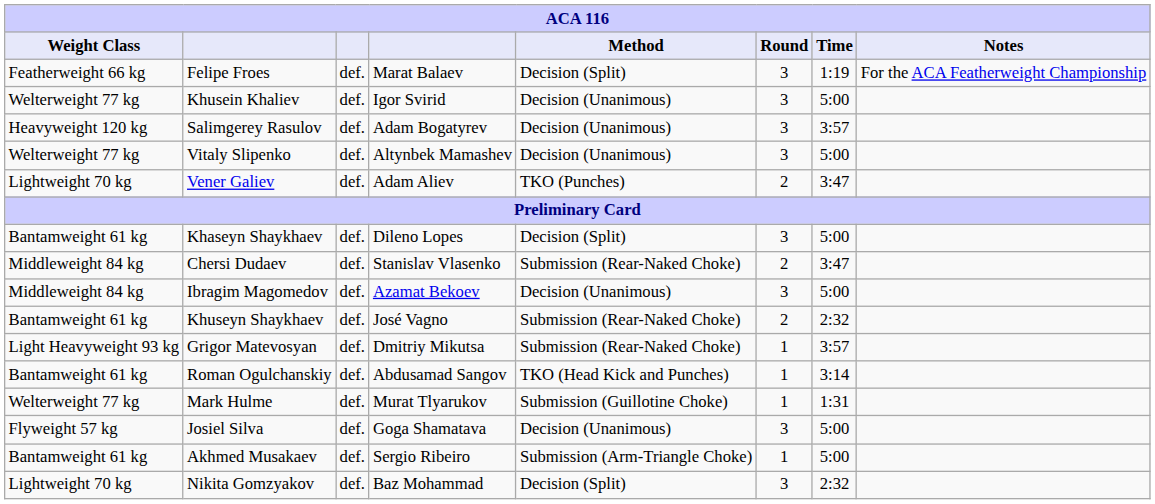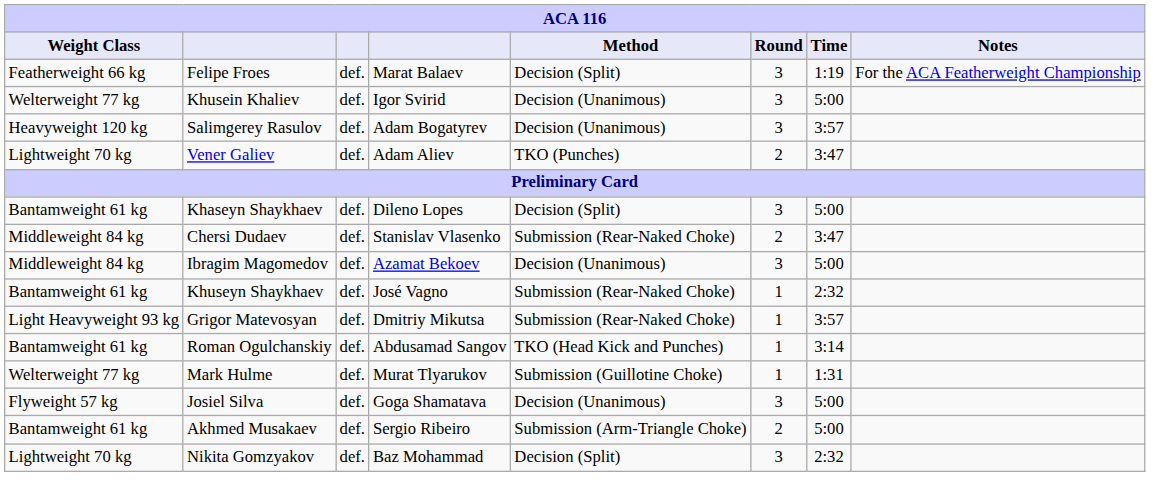- row: (239, 155)
(784, 319) 2 -> (779, 292) 1
(784, 456) 1 -> (779, 429) 2
